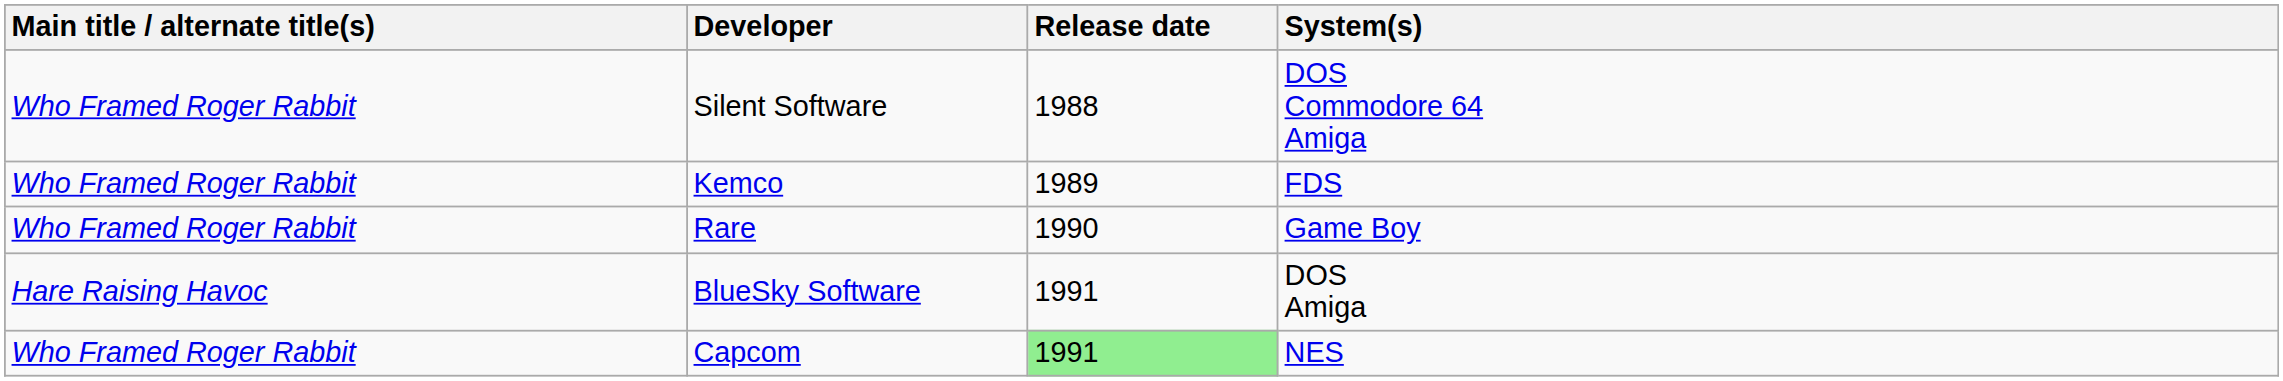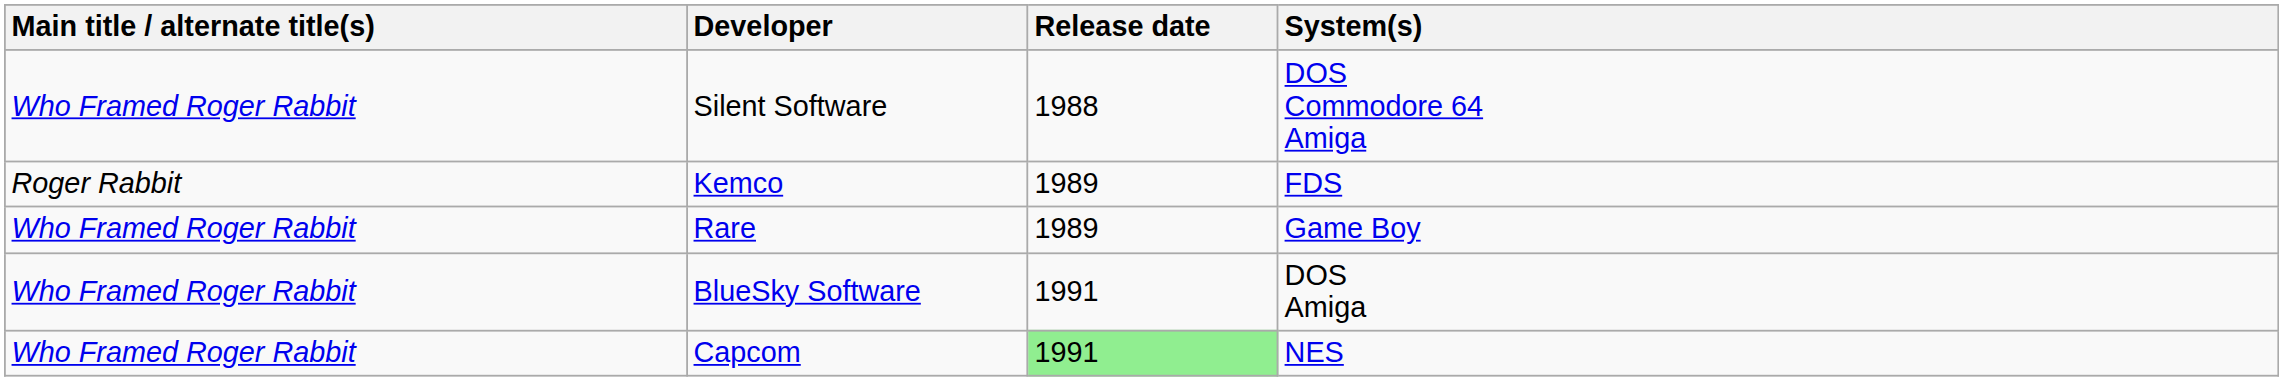(184, 183) Who Framed Roger Rabbit -> (96, 183) Roger Rabbit
(1067, 229) 1990 -> (1067, 229) 1989
(140, 291) Hare Raising Havoc -> (184, 291) Who Framed Roger Rabbit
